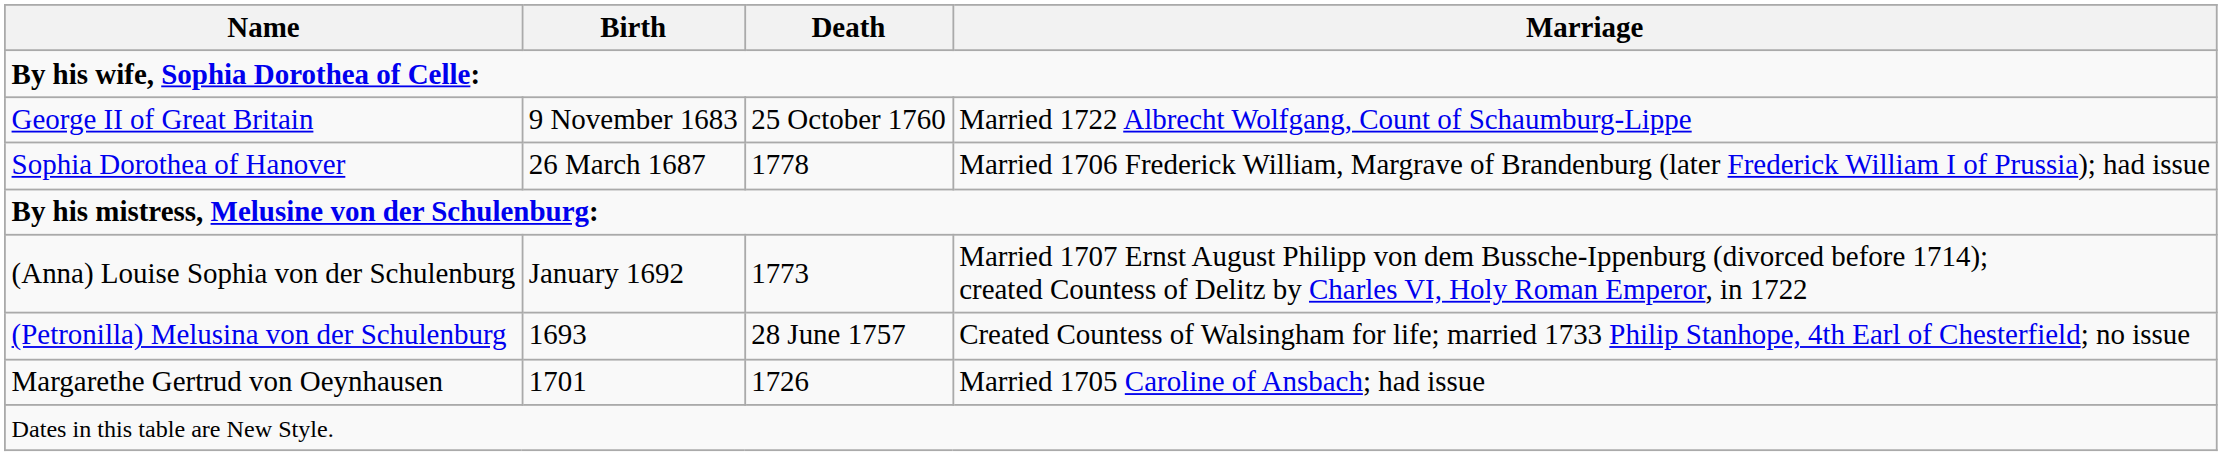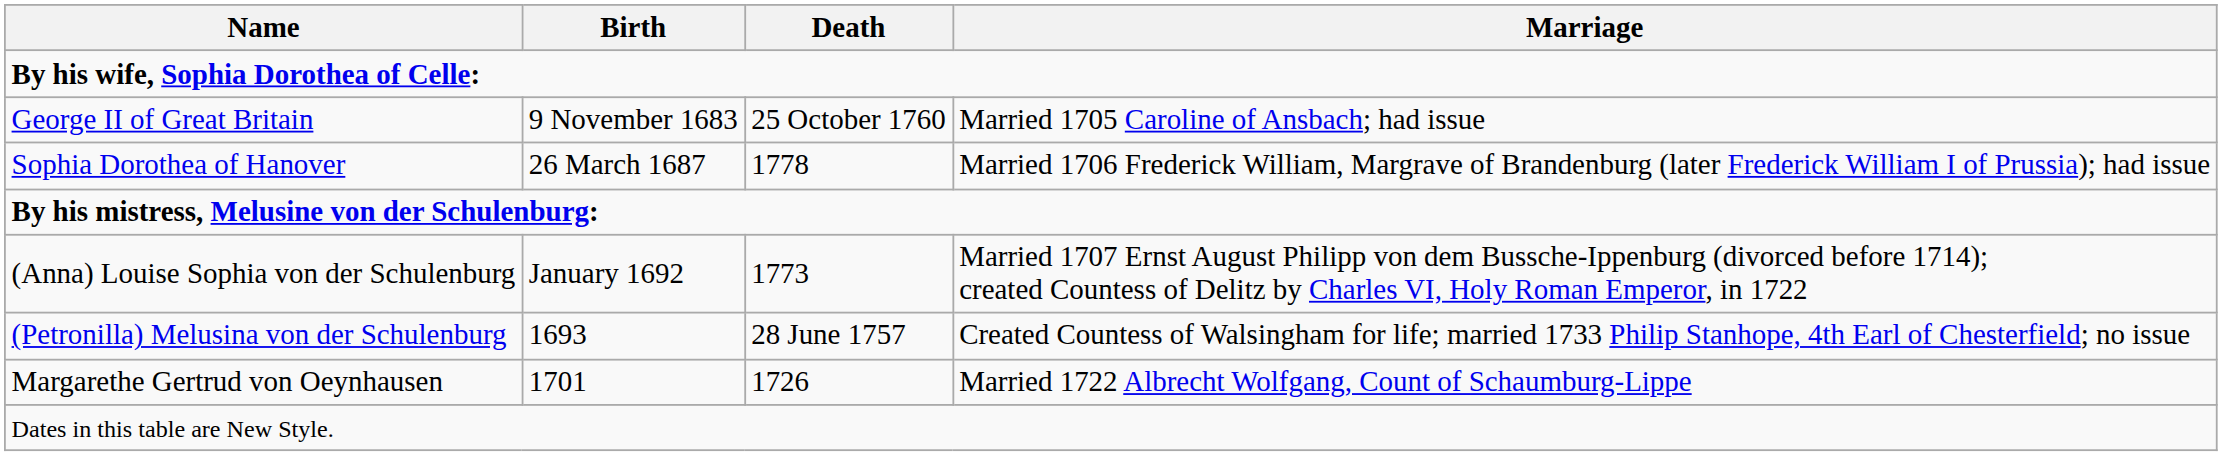(1325, 119) Married 1722 Albrecht Wolfgang, Count of Schaumburg-Lippe -> (1222, 119) Married 1705 Caroline of Ansbach; had issue
(1222, 381) Married 1705 Caroline of Ansbach; had issue -> (1325, 381) Married 1722 Albrecht Wolfgang, Count of Schaumburg-Lippe
